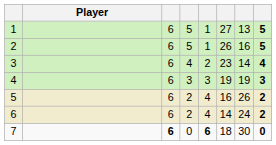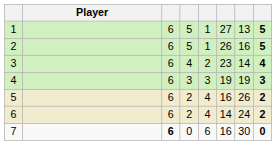(207, 132) bold -> (207, 132) normal
(226, 132) 18 -> (226, 132) 16
